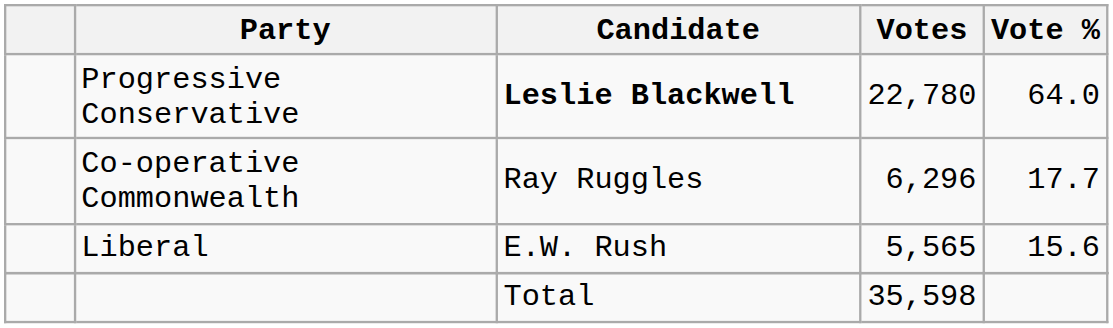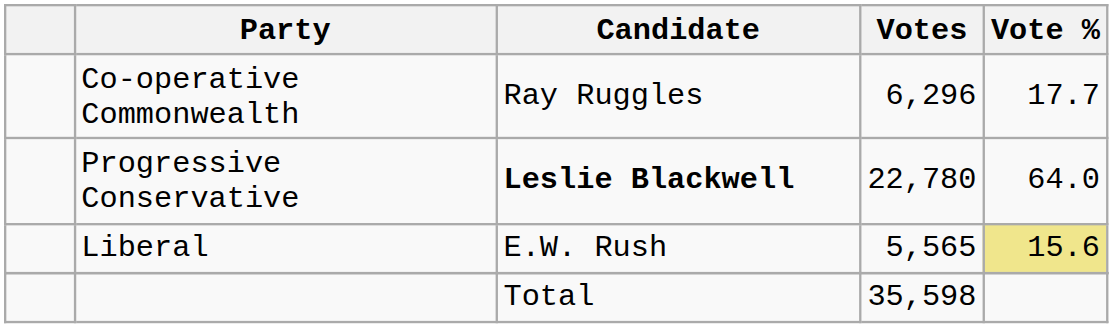rows swapped: (190, 97) <-> (190, 181)
(1064, 248) no background -> (1064, 248) khaki background
